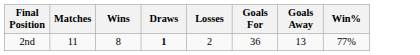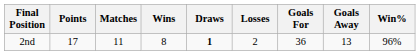+ column: (73, 19)
(346, 42) 77% -> (392, 42) 96%
